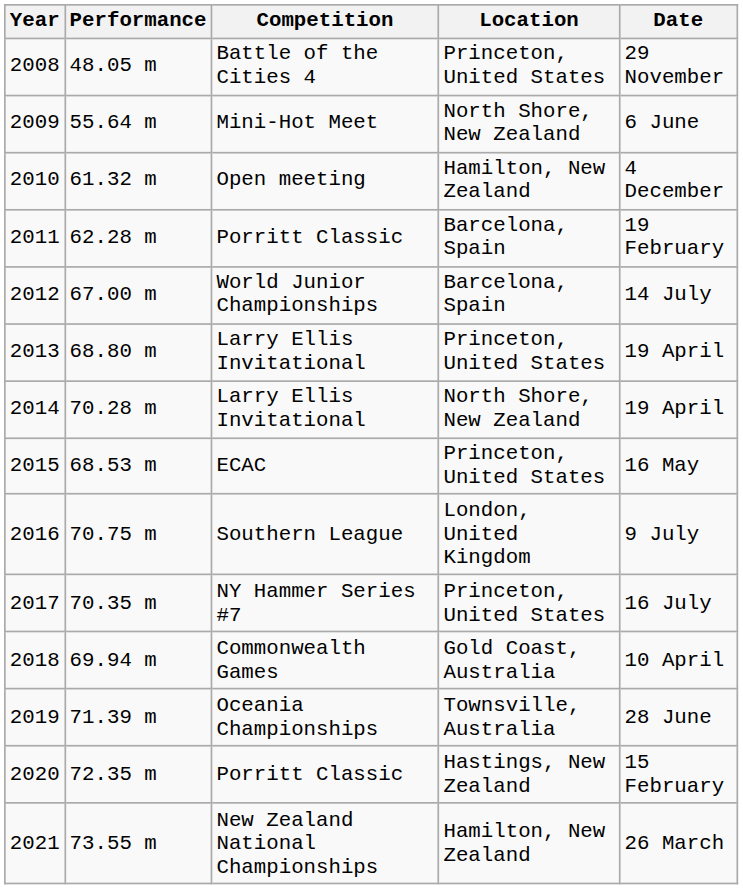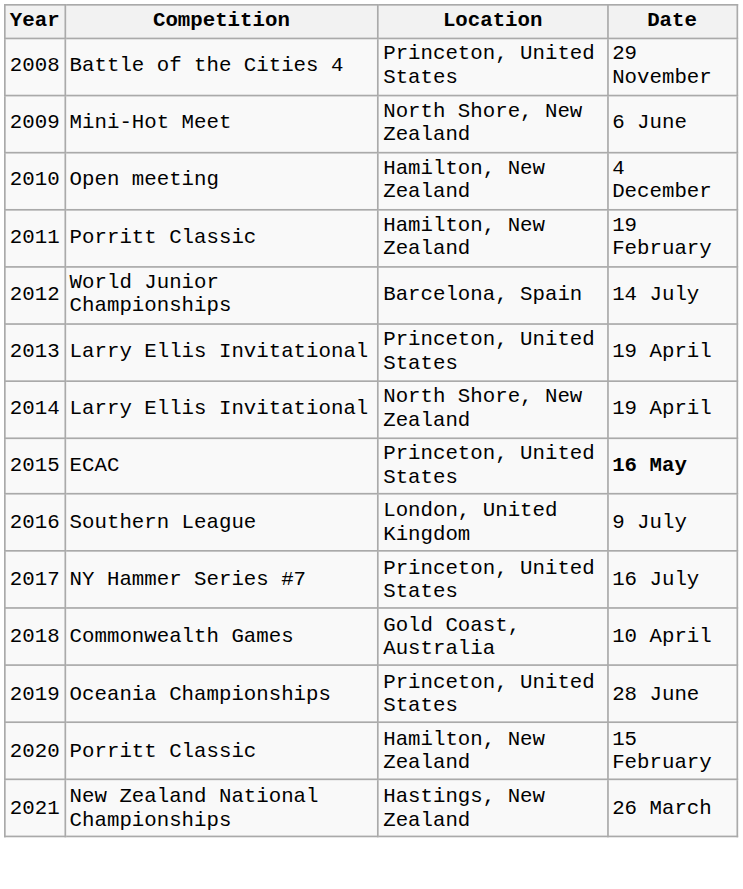- column: (138, 22)
(506, 238) Barcelona, Spain -> (464, 238) Hamilton, New Zealand
(662, 466) normal -> (650, 466) bold
(512, 718) Townsville, Australia -> (489, 694) Princeton, United States
(524, 775) Hastings, New Zealand -> (464, 751) Hamilton, New Zealand
(524, 844) Hamilton, New Zealand -> (464, 808) Hastings, New Zealand
